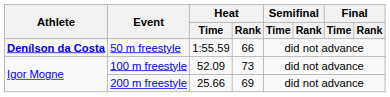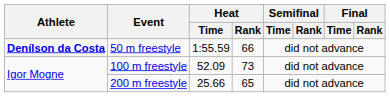(248, 84) 69 -> (248, 84) 65
